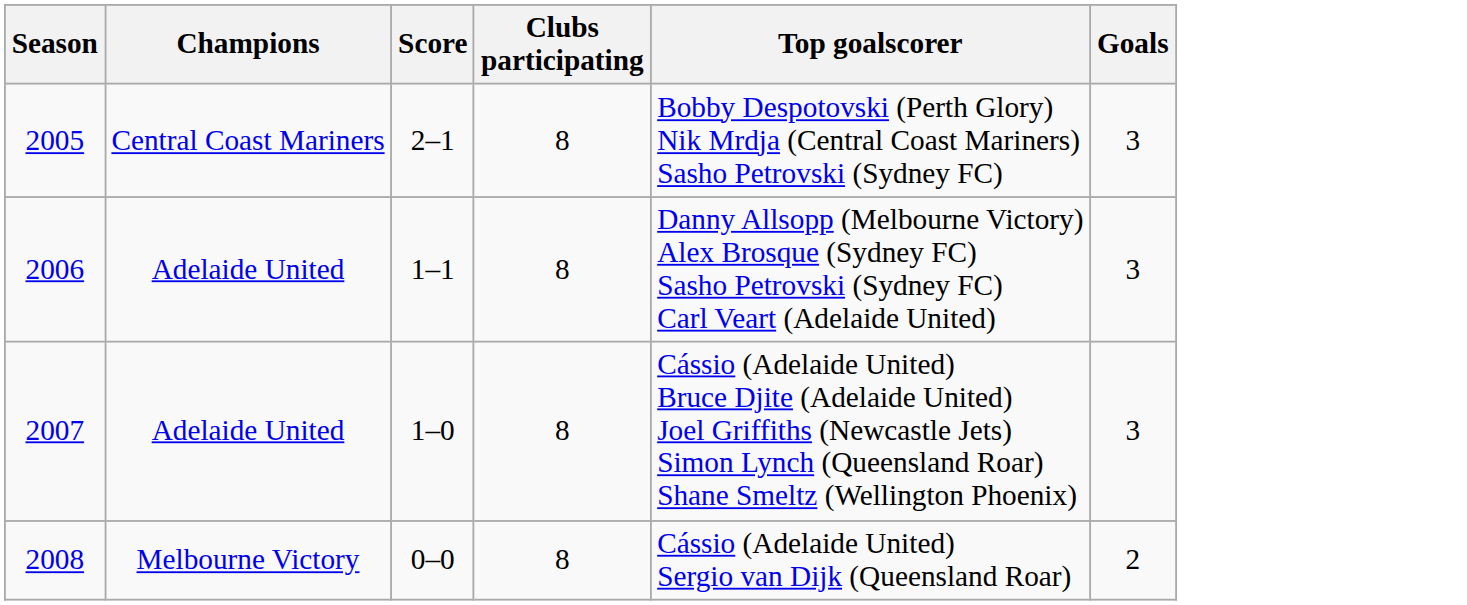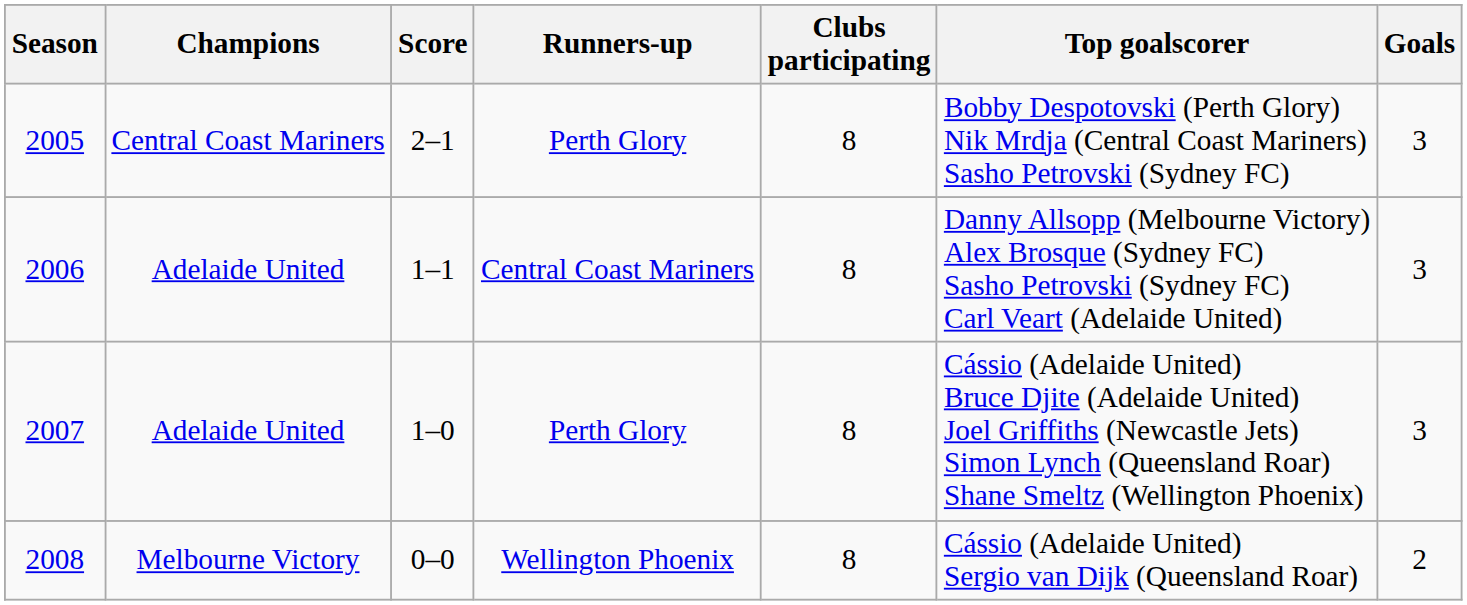+ column: (618, 44)
